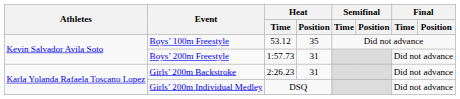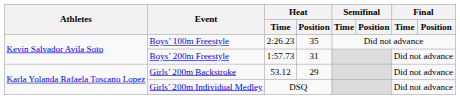(280, 42) 53.12 -> (280, 42) 2:26.23
(280, 72) 2:26.23 -> (280, 72) 53.12
(314, 72) 31 -> (314, 72) 29
